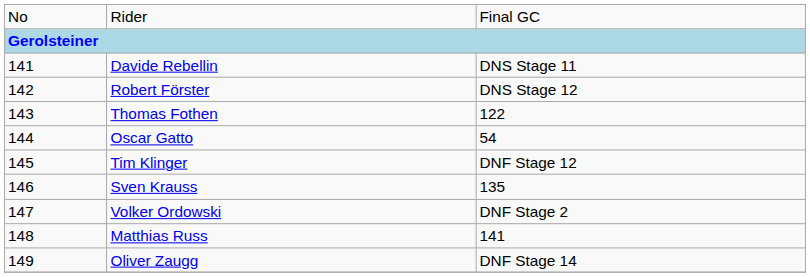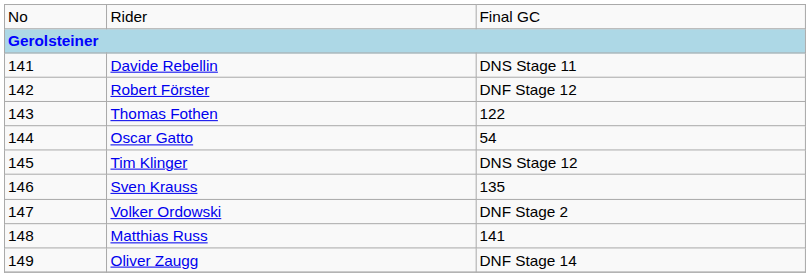(529, 90) DNS Stage 12 -> (528, 90) DNF Stage 12
(528, 163) DNF Stage 12 -> (529, 163) DNS Stage 12
